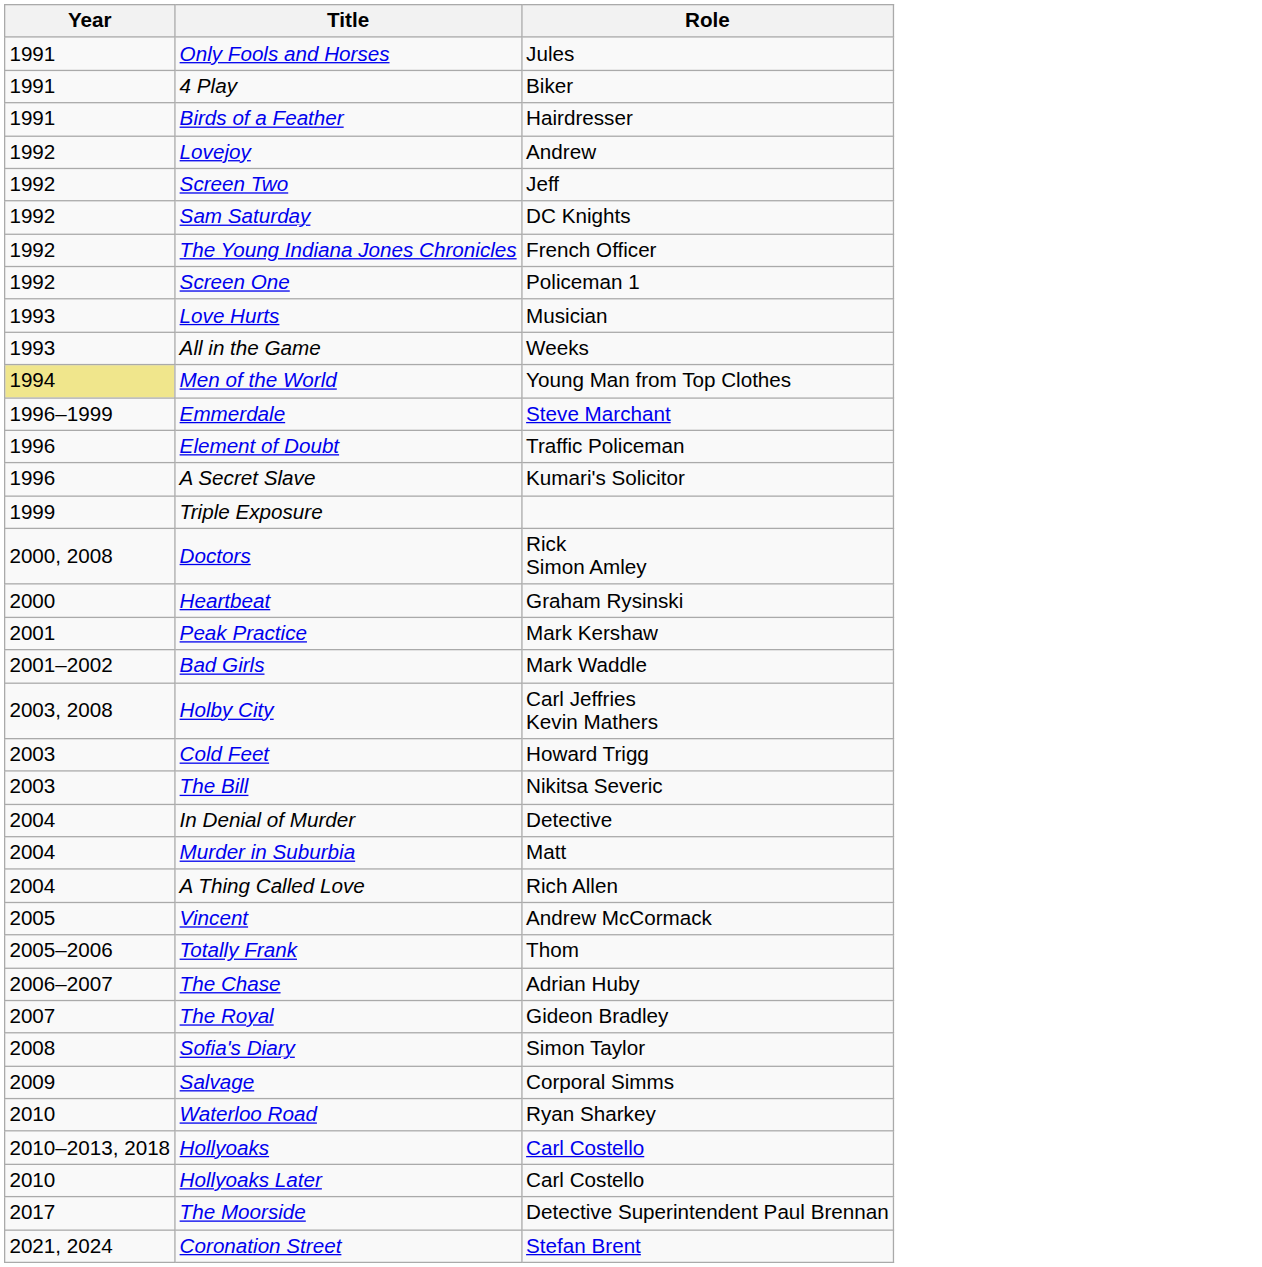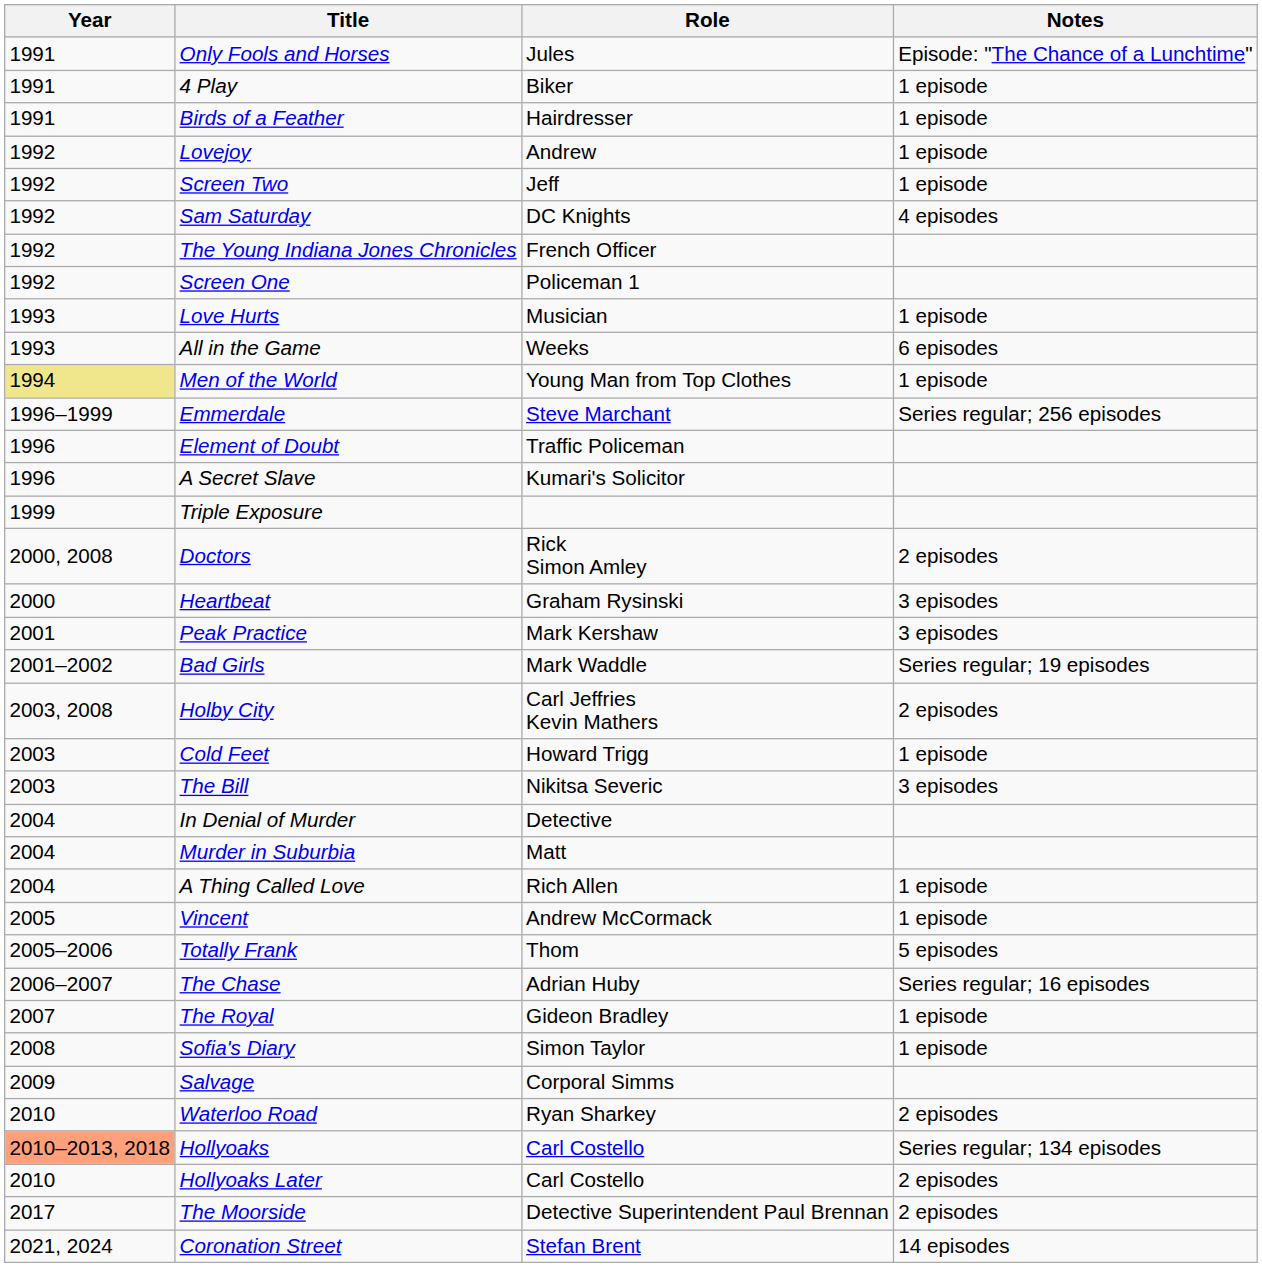+ column: (1075, 20)
(90, 1147) no background -> (90, 1147) lightsalmon background
